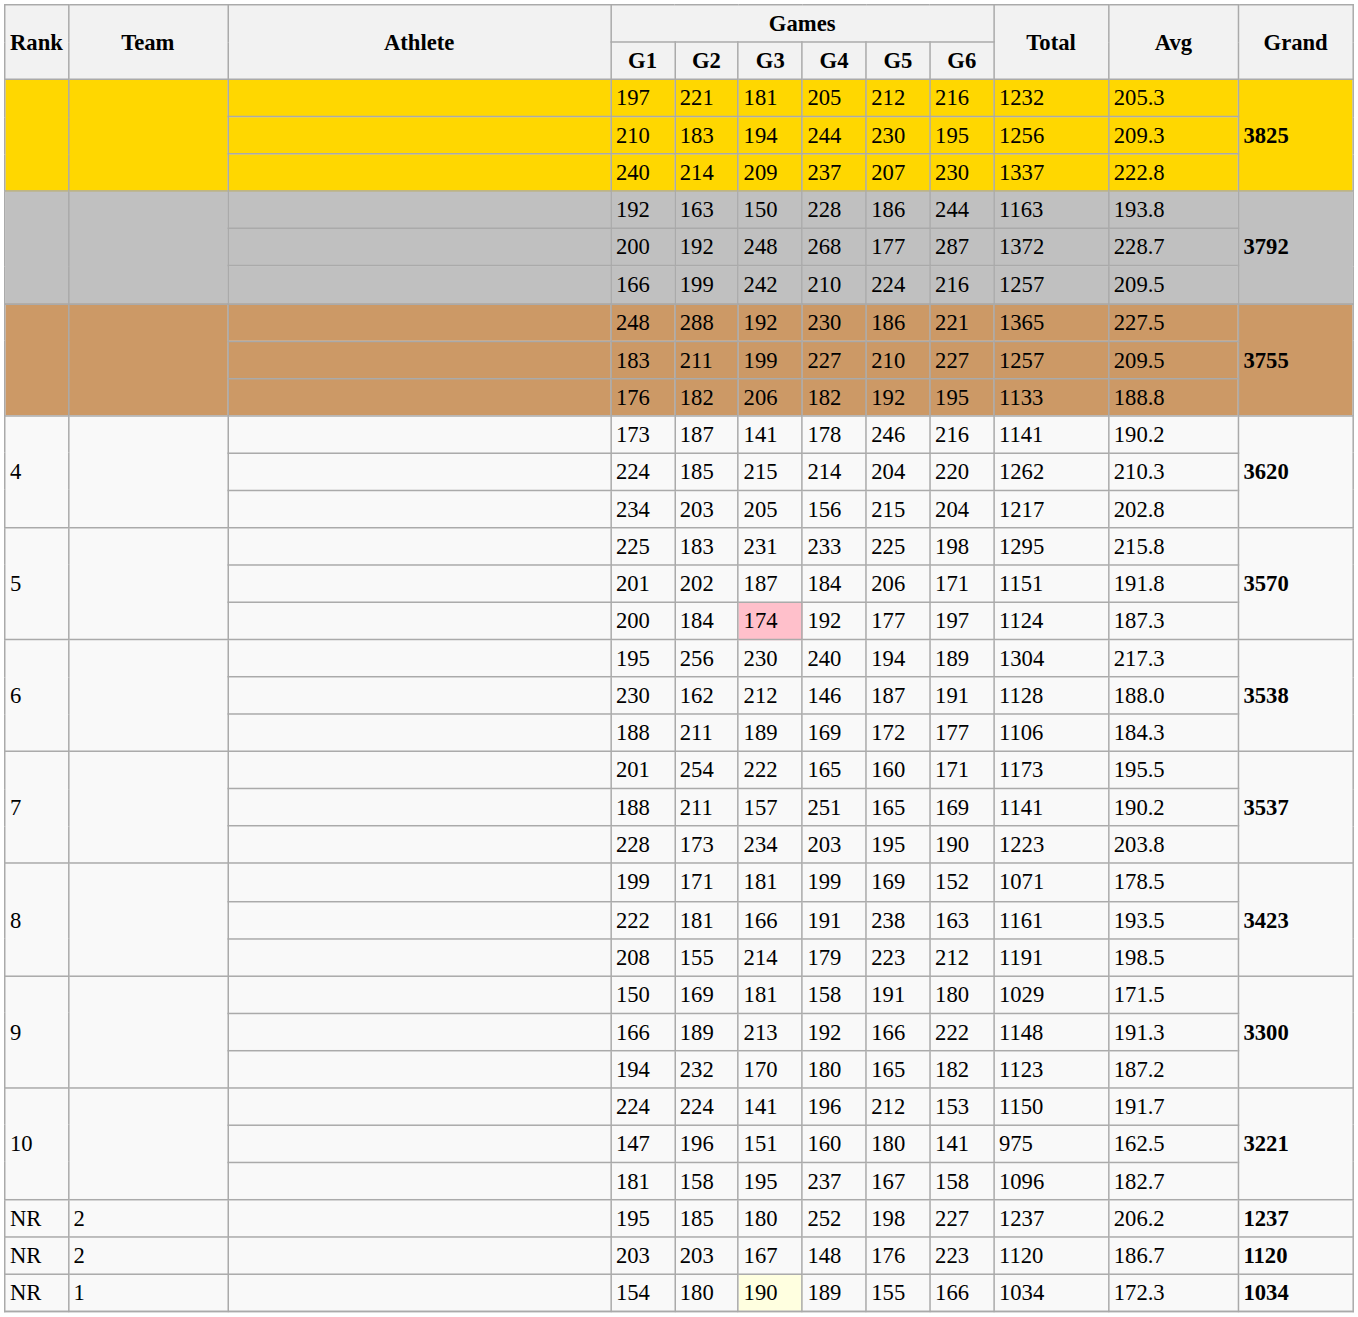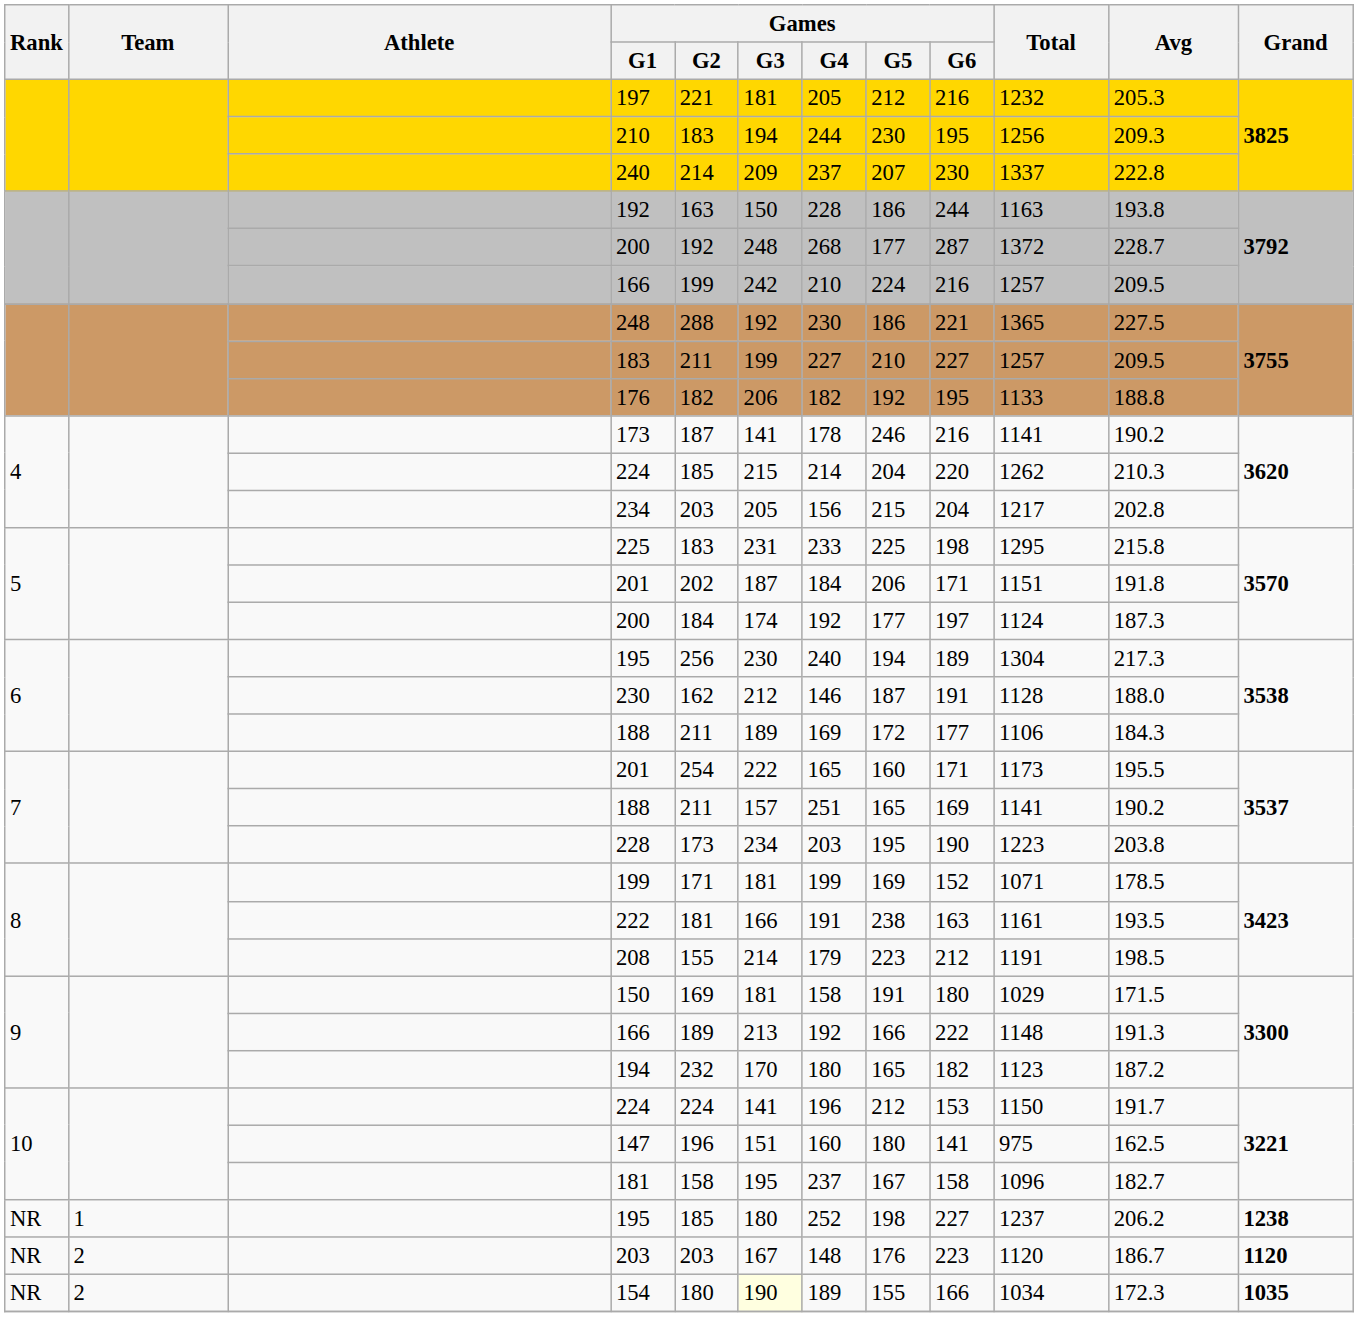(761, 620) pink background -> (761, 620) no background
(79, 1218) 2 -> (79, 1218) 1
(1266, 1218) 1237 -> (1266, 1218) 1238
(79, 1293) 1 -> (79, 1293) 2
(1266, 1293) 1034 -> (1266, 1293) 1035
